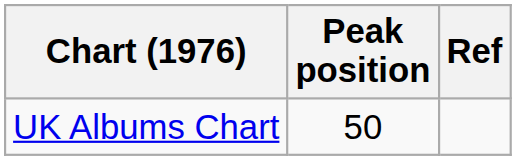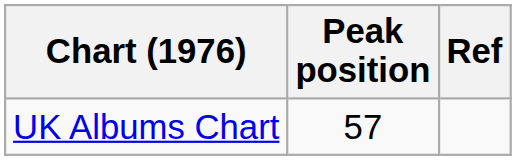(363, 126) 50 -> (363, 126) 57
